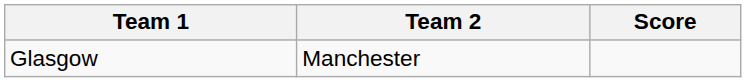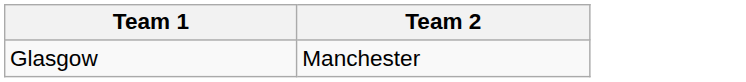- column: (665, 22)
